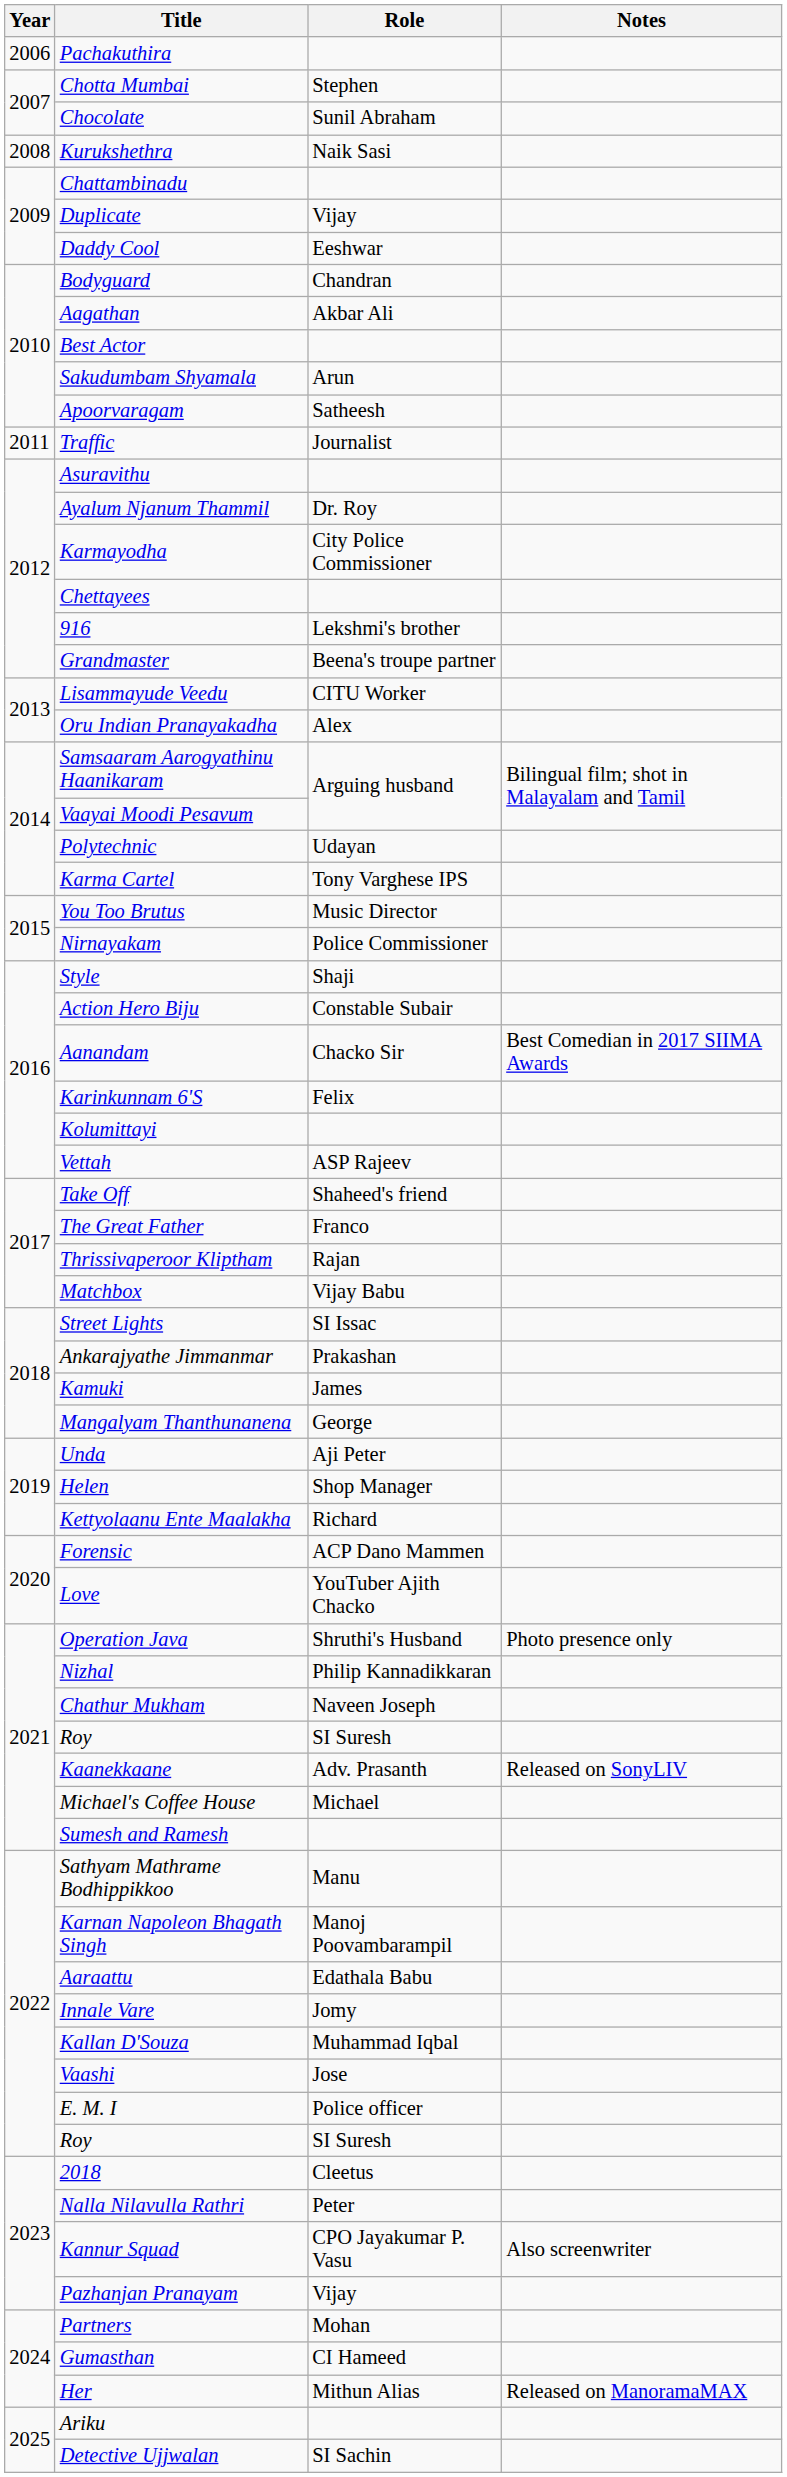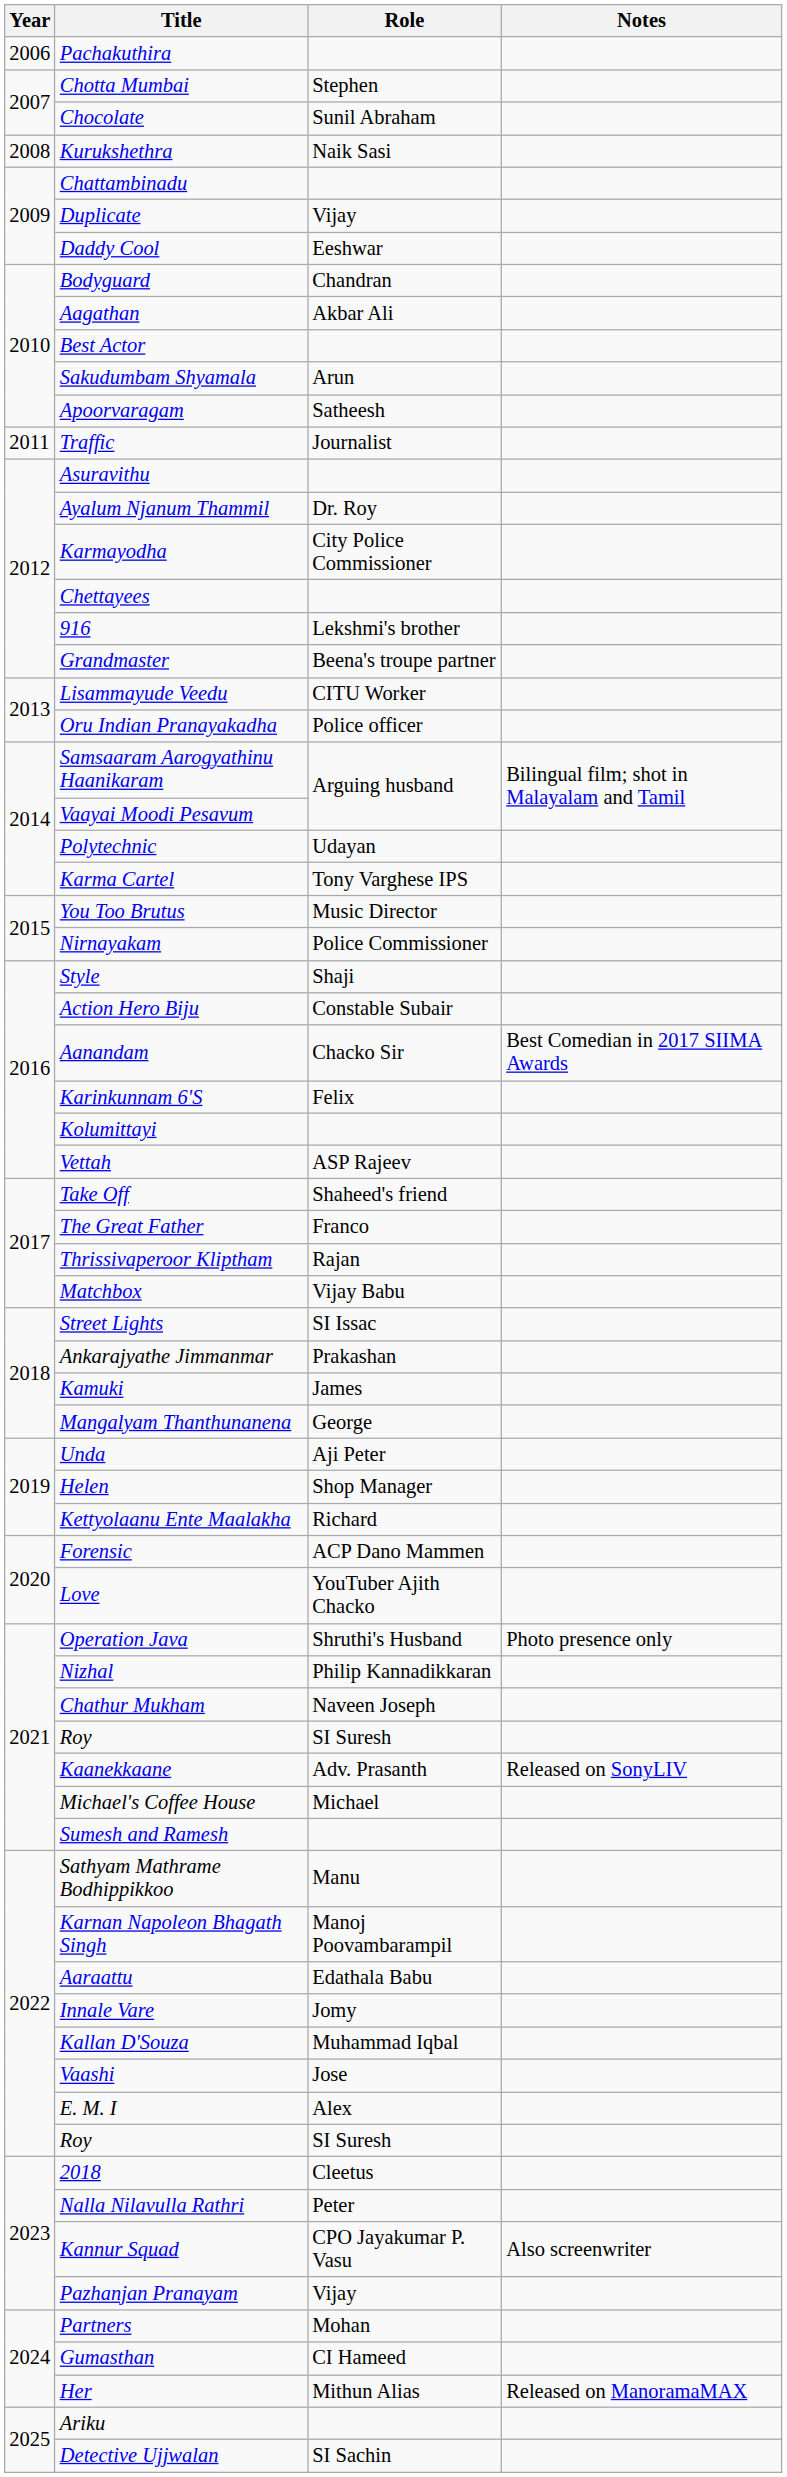(332, 725) Alex -> (367, 725) Police officer
(367, 2107) Police officer -> (332, 2107) Alex
